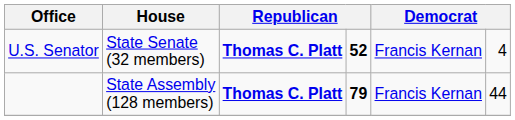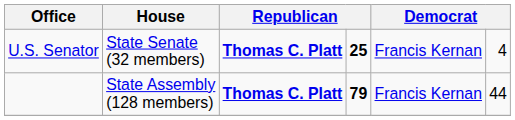(358, 51) 52 -> (358, 51) 25
